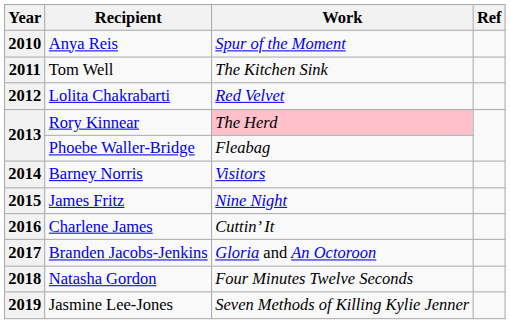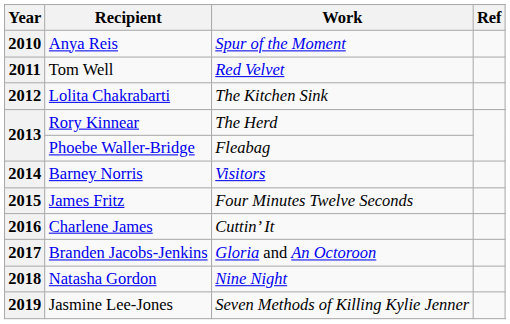(272, 69) The Kitchen Sink -> (250, 69) Red Velvet
(250, 95) Red Velvet -> (272, 95) The Kitchen Sink
(246, 122) pink background -> (246, 122) no background
(251, 200) Nine Night -> (314, 200) Four Minutes Twelve Seconds
(314, 278) Four Minutes Twelve Seconds -> (251, 278) Nine Night
